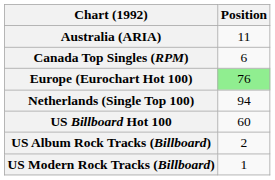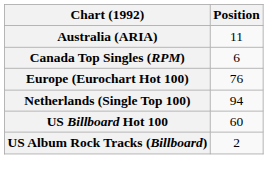(244, 79) lightgreen background -> (237, 79) no background
- row: (111, 164)
